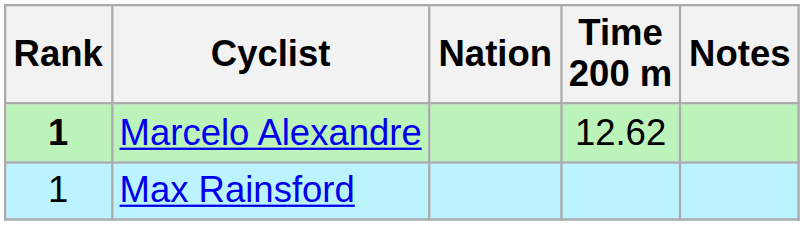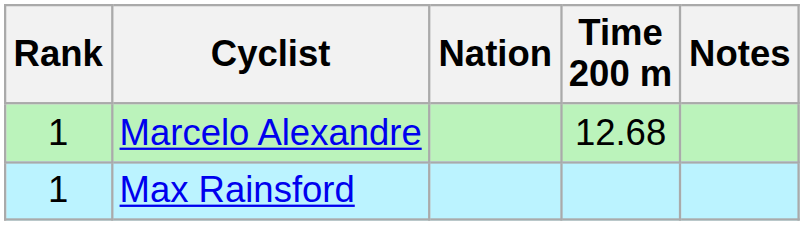(58, 132) bold -> (58, 132) normal
(621, 132) 12.62 -> (621, 132) 12.68
